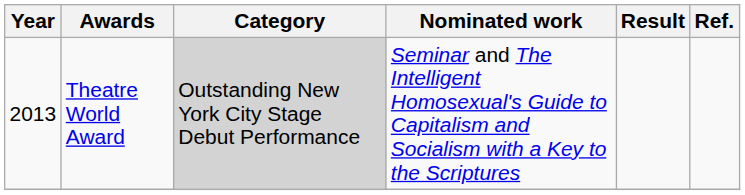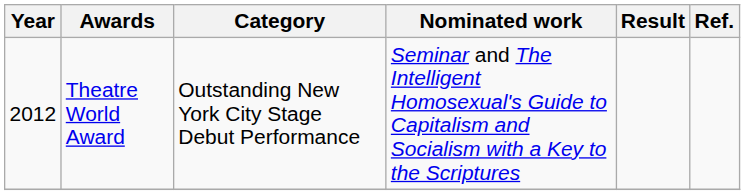(33, 113) 2013 -> (33, 113) 2012
(269, 113) lightgrey background -> (269, 113) no background
